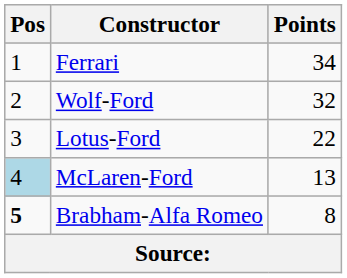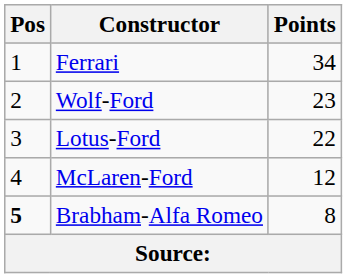(324, 100) 32 -> (324, 100) 23
(16, 177) lightblue background -> (16, 177) no background
(324, 177) 13 -> (324, 177) 12
